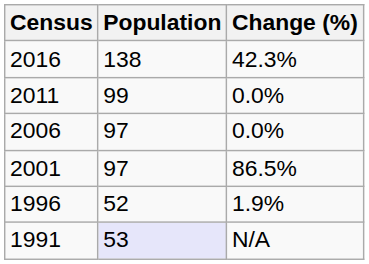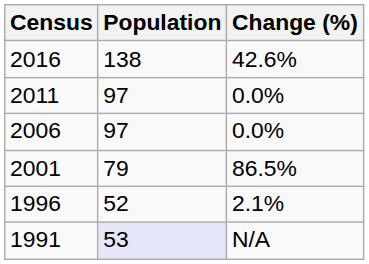(264, 58) 42.3% -> (264, 58) 42.6%
(116, 95) 99 -> (116, 95) 97
(116, 167) 97 -> (116, 167) 79
(258, 204) 1.9% -> (258, 204) 2.1%
